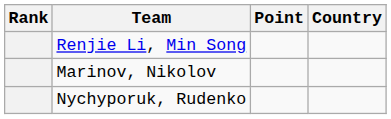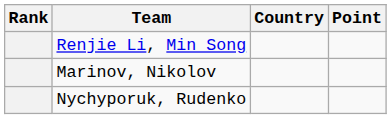columns swapped: (347, 18) <-> (279, 18)
